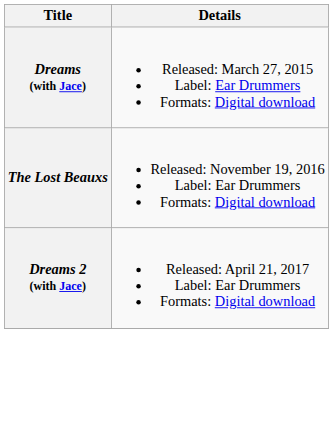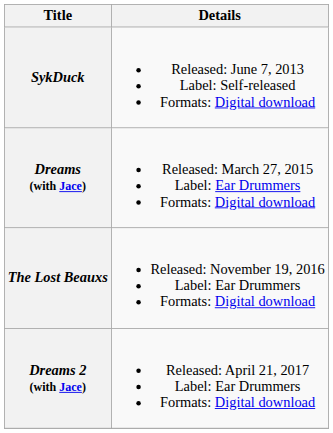+ row: (58, 77)
